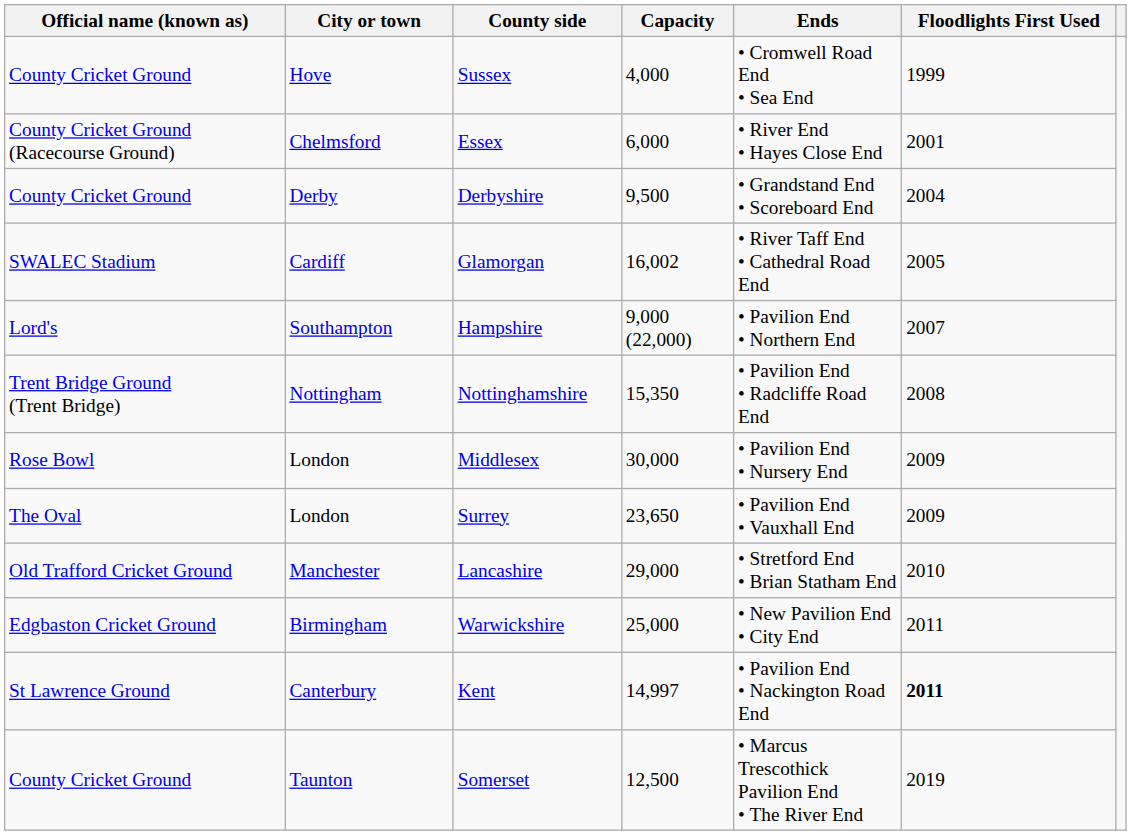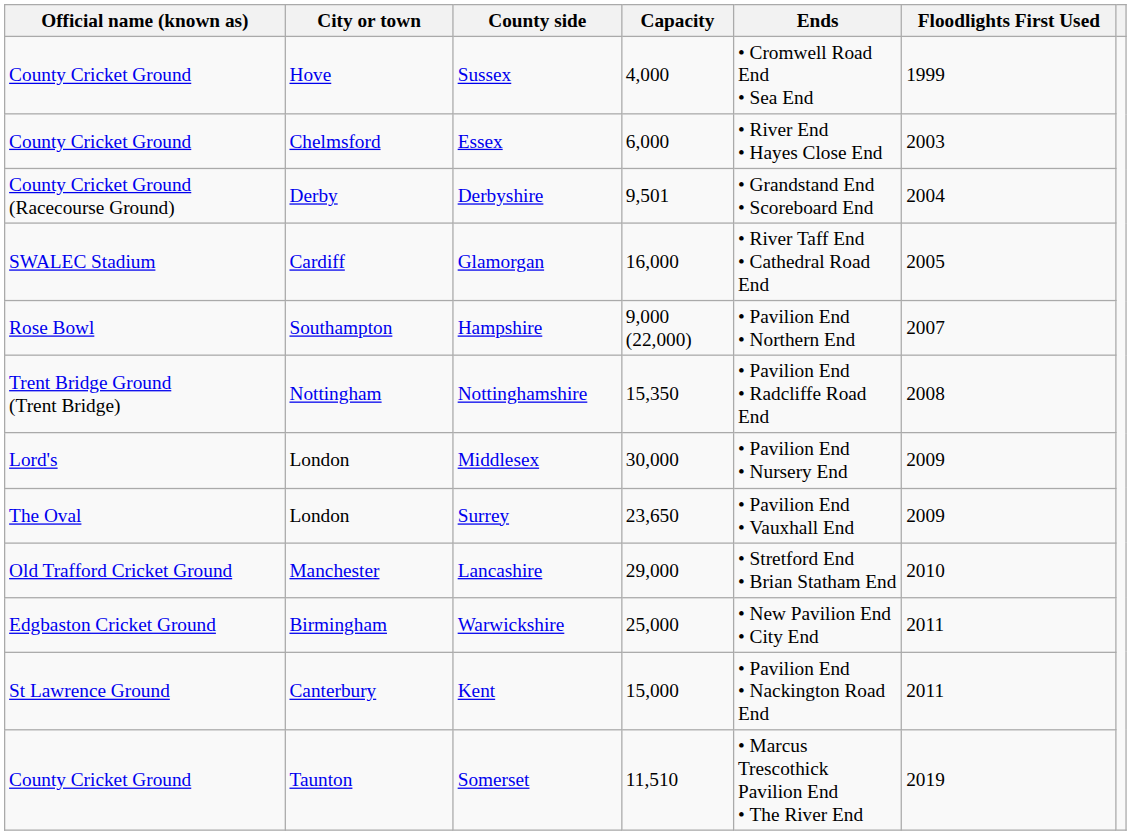(100, 141) County Cricket Ground (Racecourse Ground) -> (100, 141) County Cricket Ground
(925, 141) 2001 -> (925, 141) 2003
(100, 196) County Cricket Ground -> (100, 196) County Cricket Ground (Racecourse Ground)
(648, 196) 9,500 -> (648, 196) 9,501
(652, 262) 16,002 -> (652, 262) 16,000
(33, 328) Lord's -> (52, 328) Rose Bowl
(52, 460) Rose Bowl -> (33, 460) Lord's
(652, 690) 14,997 -> (652, 690) 15,000
(925, 690) bold -> (925, 690) normal
(652, 779) 12,500 -> (652, 779) 11,510
